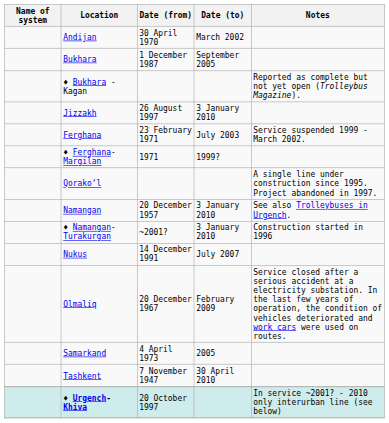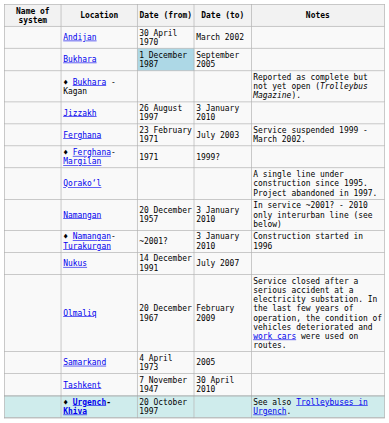(163, 59) no background -> (163, 59) lightblue background
(310, 210) See also Trolleybuses in Urgench. -> (313, 215) In service ~2001? - 2010 only interurban line (see below)
(313, 402) In service ~2001? - 2010 only interurban line (see below) -> (310, 407) See also Trolleybuses in Urgench.
